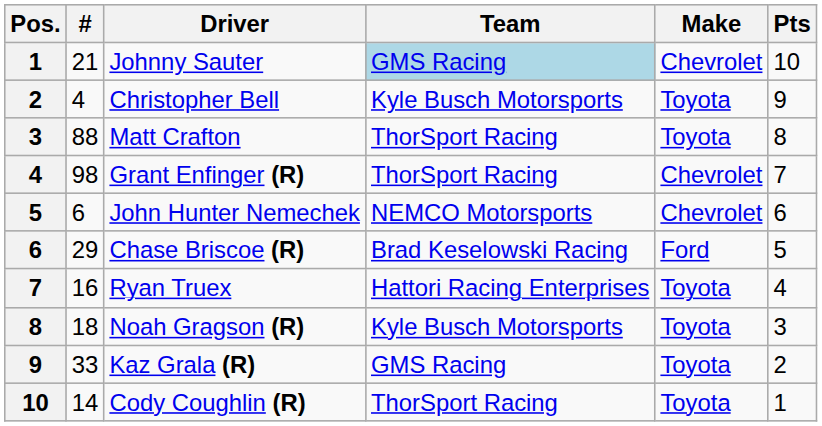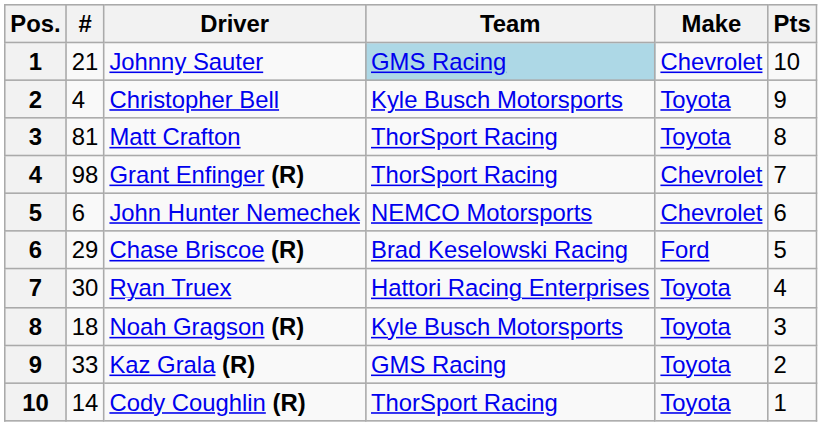(85, 137) 88 -> (85, 137) 81
(85, 288) 16 -> (85, 288) 30
